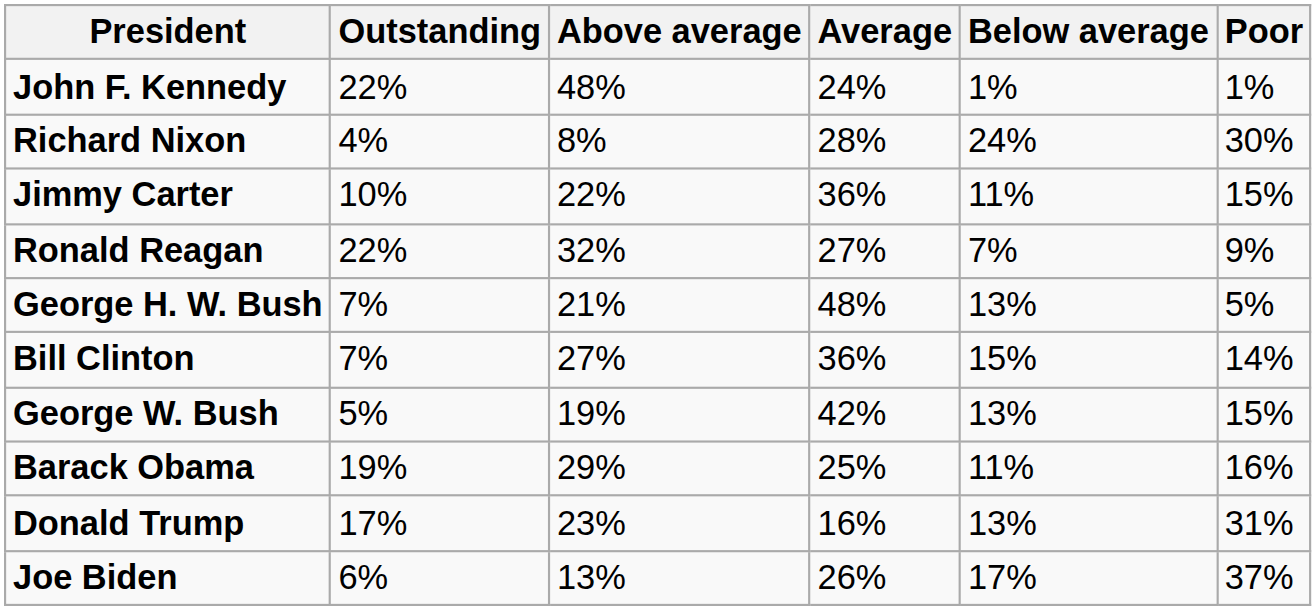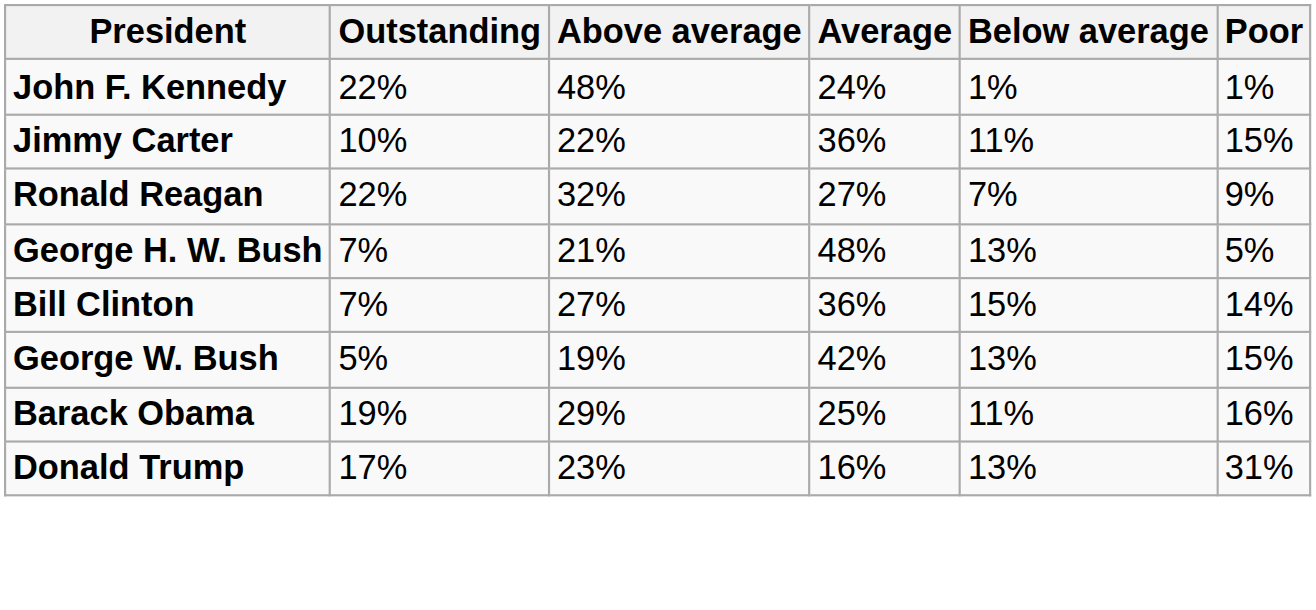- row: (130, 140)
- row: (95, 577)
